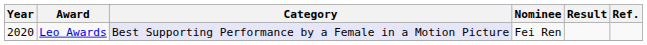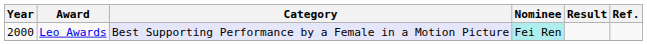(21, 32) 2020 -> (21, 32) 2000
(538, 32) no background -> (538, 32) paleturquoise background
